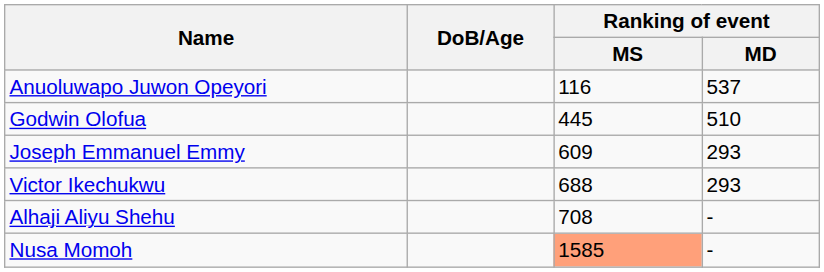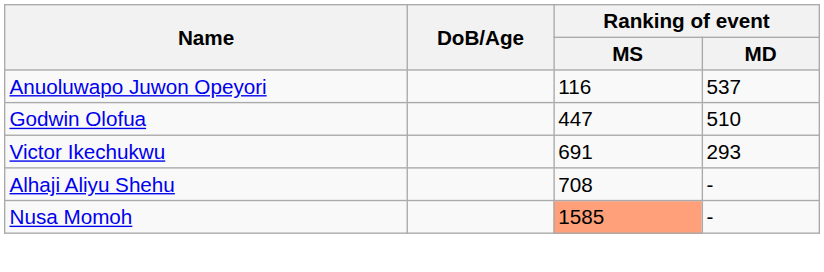(576, 119) 445 -> (576, 119) 447
- row: (127, 152)
(576, 185) 688 -> (576, 152) 691
